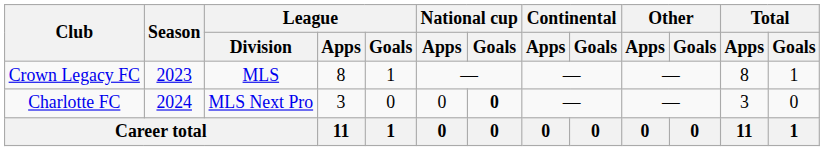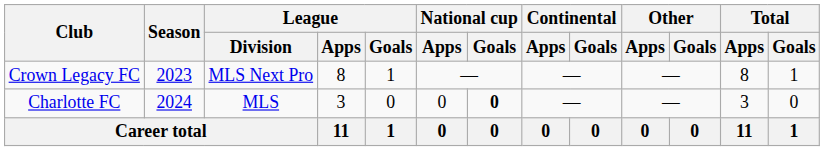(261, 74) MLS -> (261, 74) MLS Next Pro
(261, 103) MLS Next Pro -> (261, 103) MLS
